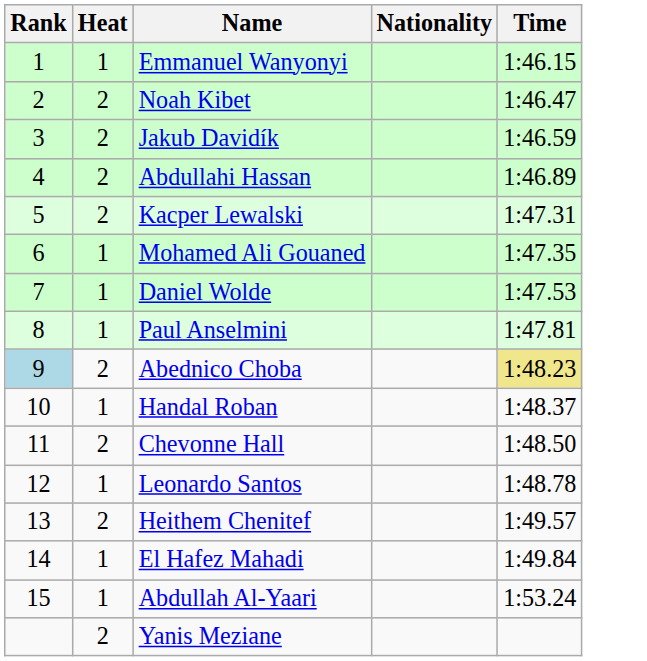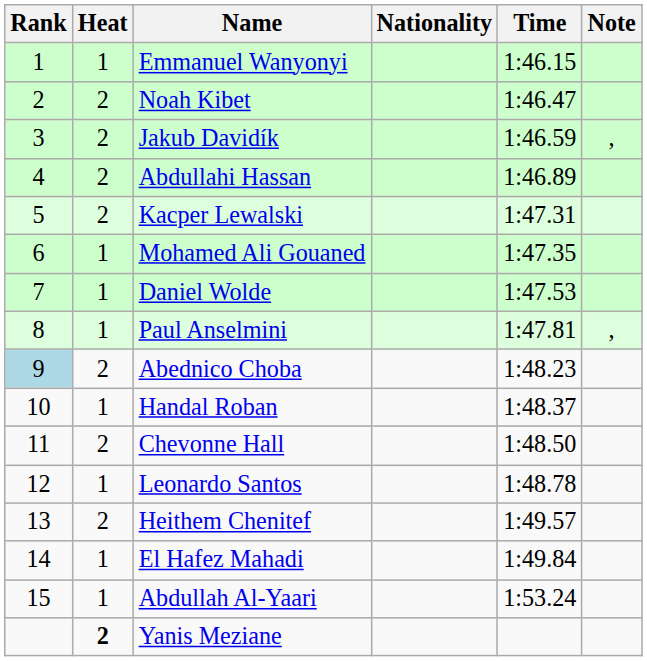+ column: (612, 23)
(540, 368) khaki background -> (540, 368) no background
(103, 636) normal -> (103, 636) bold
